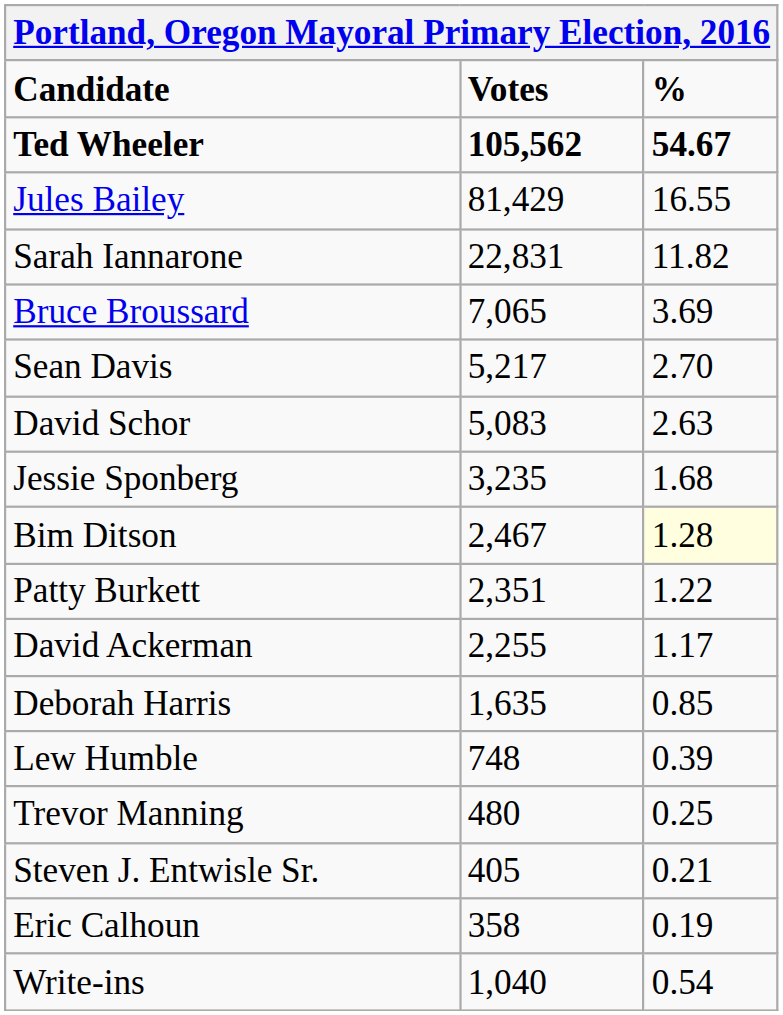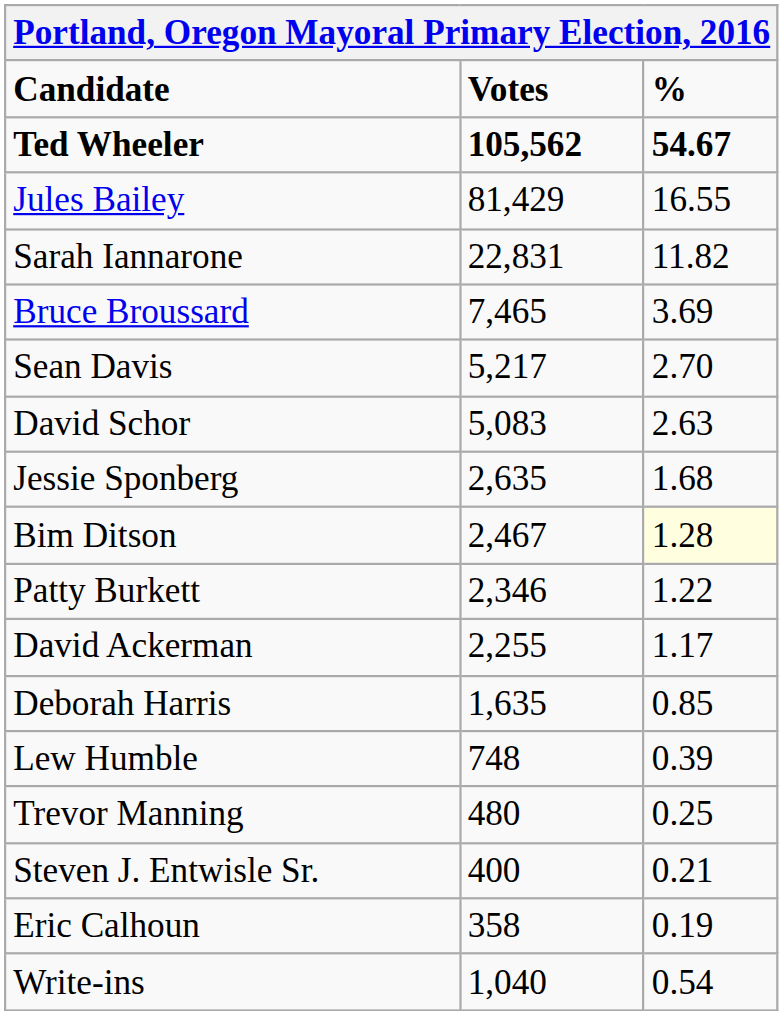(507, 311) 7,065 -> (507, 311) 7,465
(507, 479) 3,235 -> (507, 479) 2,635
(507, 590) 2,351 -> (507, 590) 2,346
(494, 869) 405 -> (494, 869) 400
